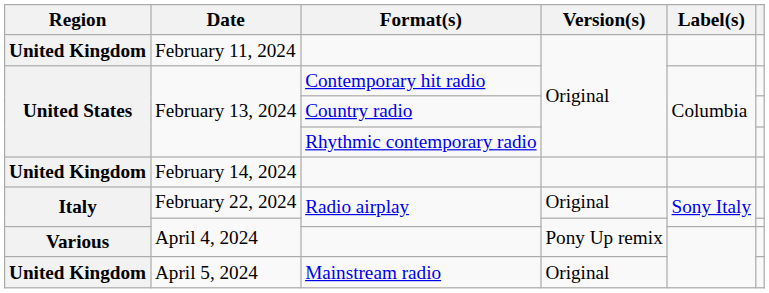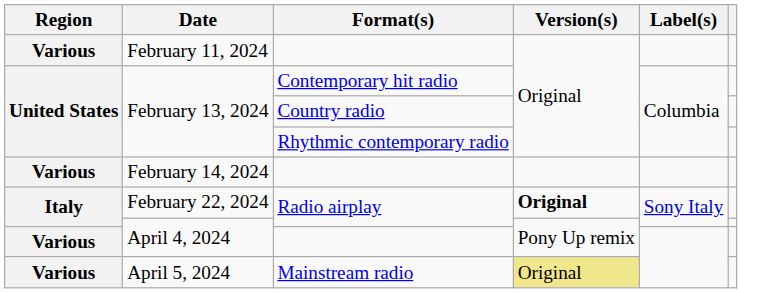(78, 50) United Kingdom -> (64, 50) Various
(78, 171) United Kingdom -> (64, 171) Various
(577, 202) normal -> (552, 202) bold
(78, 272) United Kingdom -> (64, 272) Various
(577, 272) no background -> (550, 272) khaki background
